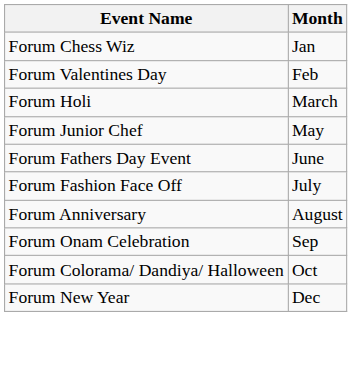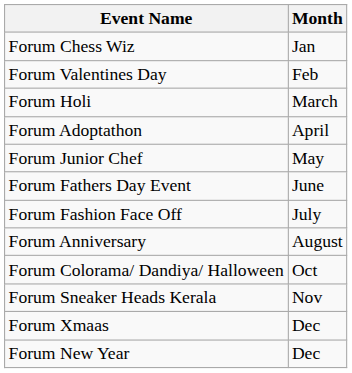+ row: (75, 130)
- row: (99, 241)
+ row: (112, 297)
+ row: (59, 325)
